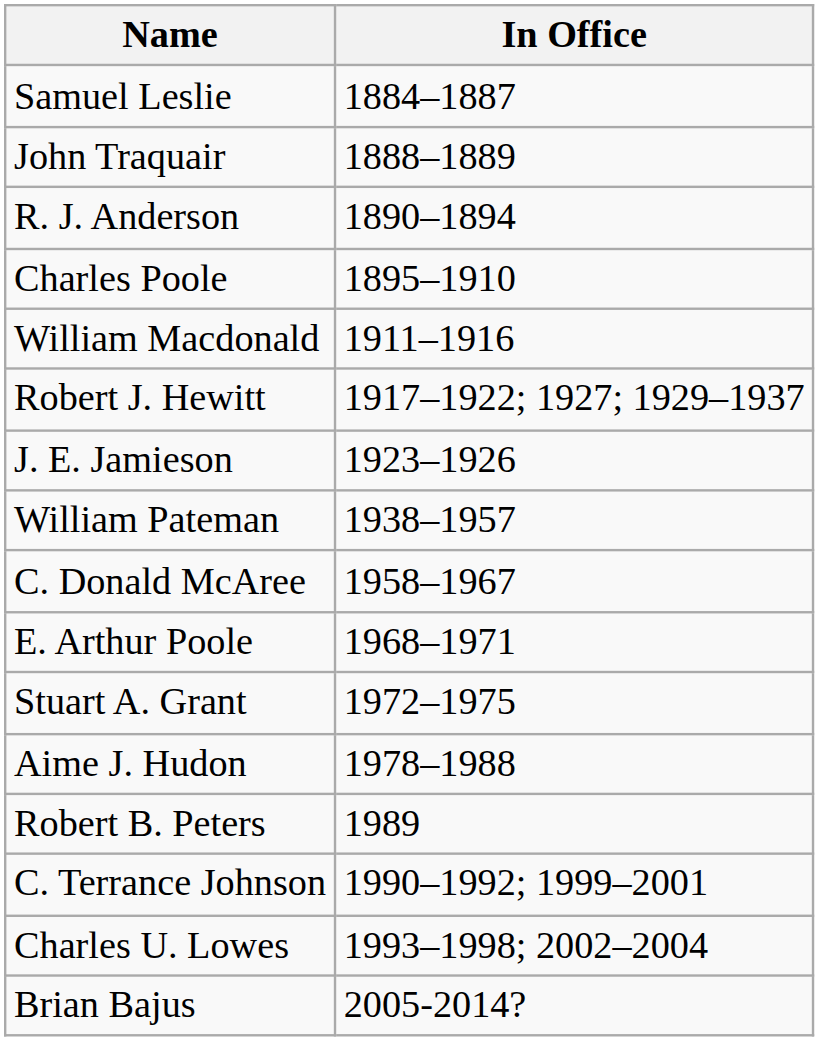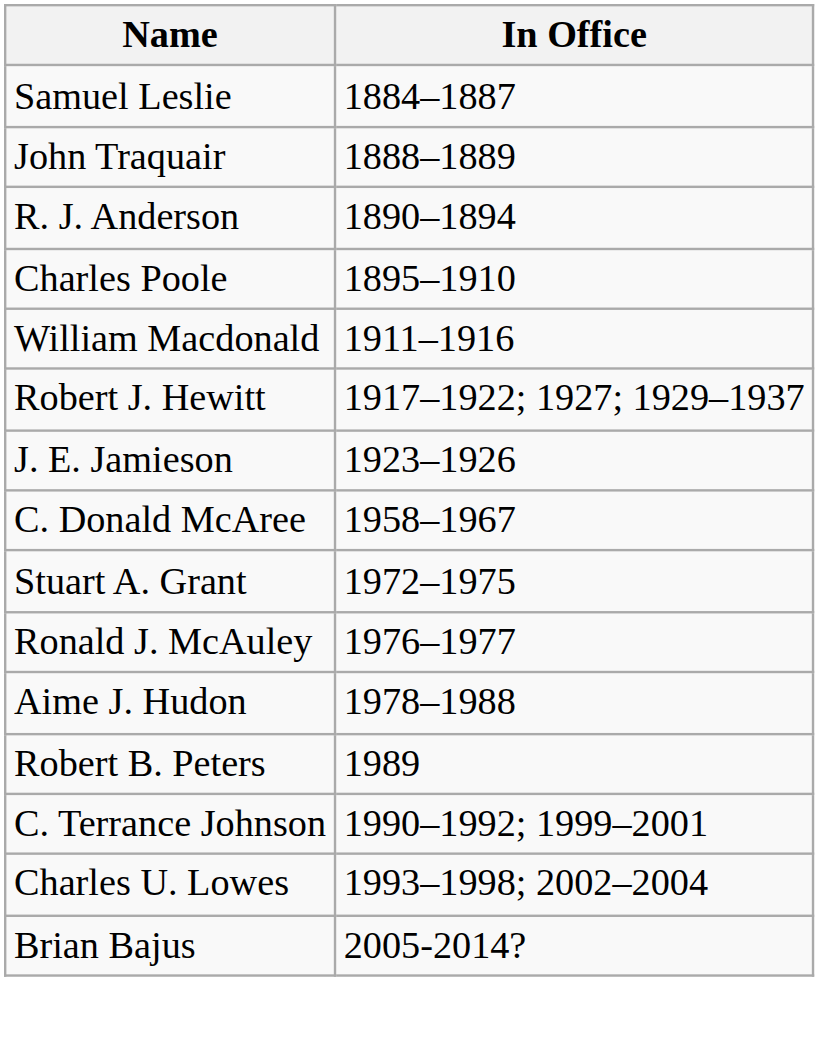- row: (147, 519)
- row: (134, 641)
+ row: (163, 641)
